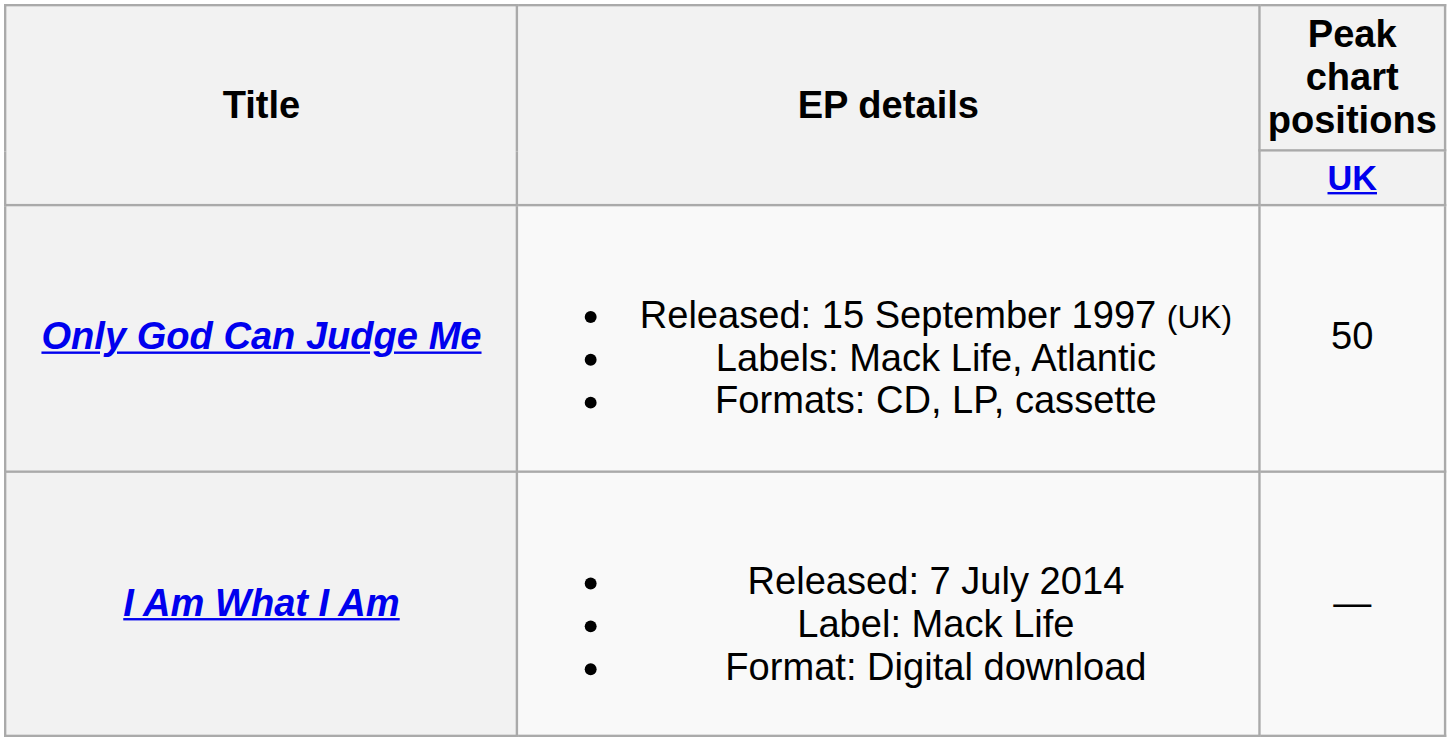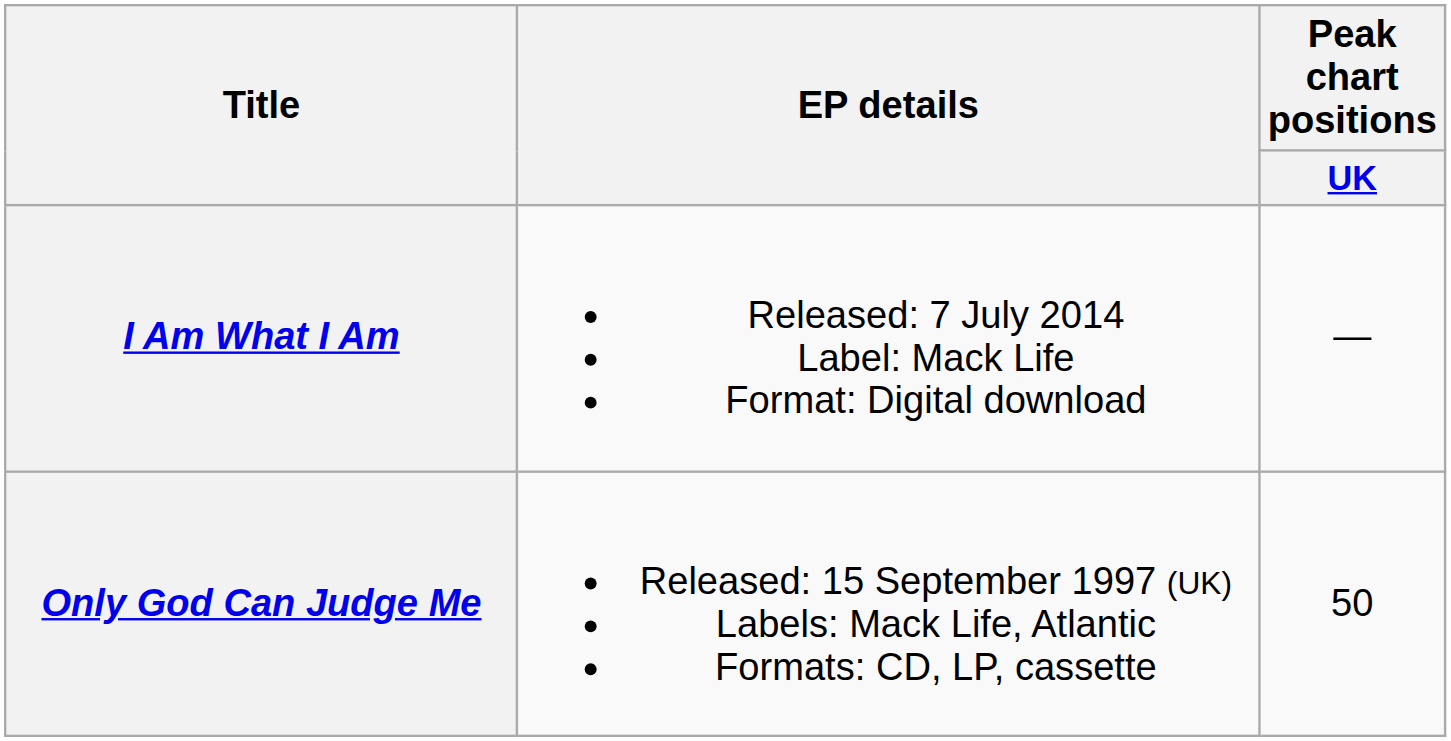rows swapped: (261, 337) <-> (261, 602)
